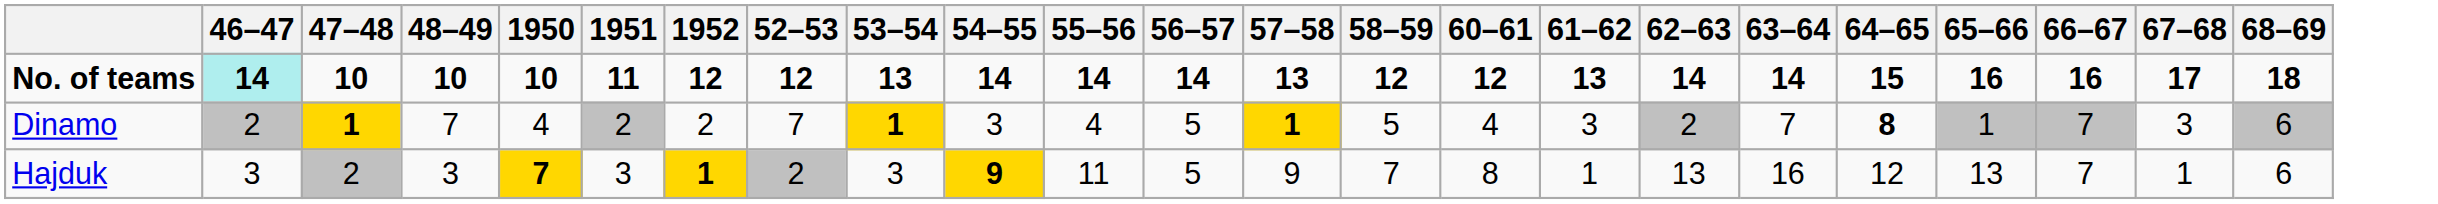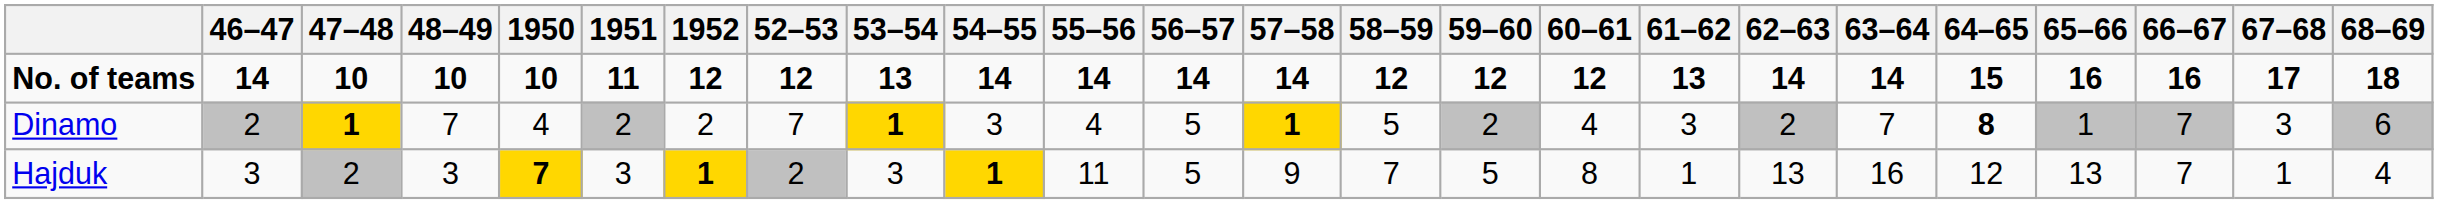+ column: (1490, 30)
(252, 78) paleturquoise background -> (252, 78) no background
(1292, 78) 13 -> (1292, 78) 14
(994, 174) 9 -> (994, 174) 1
(2284, 174) 6 -> (2383, 174) 4
